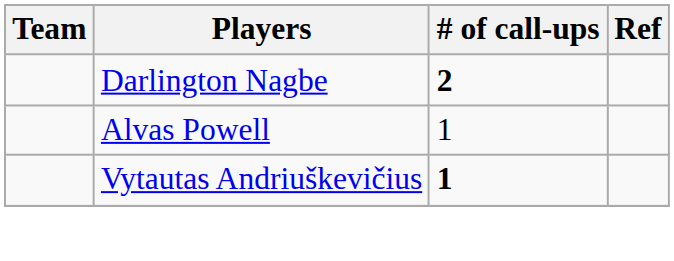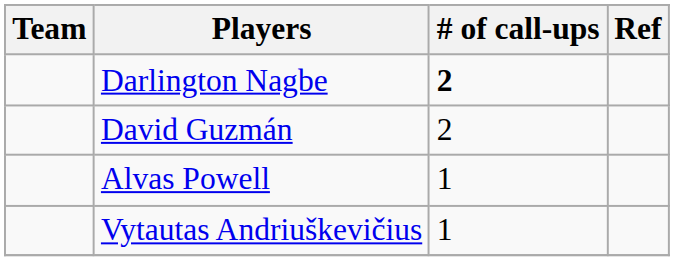+ row: (197, 129)
(445, 179) bold -> (445, 229) normal
